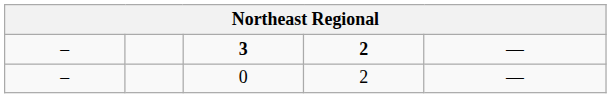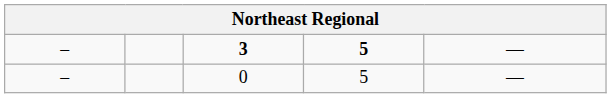(364, 49) 2 -> (364, 49) 5
(364, 78) 2 -> (364, 78) 5
